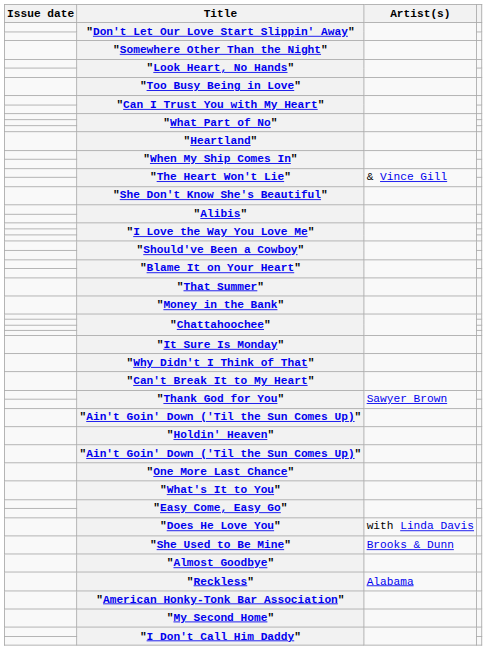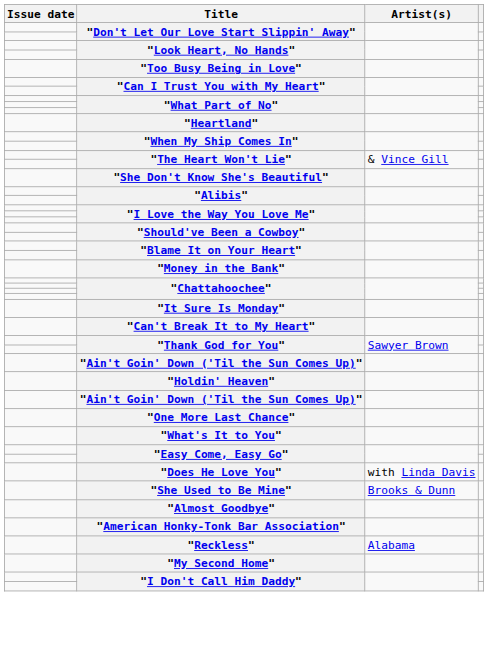- row: (220, 50)
- row: (220, 287)
- row: (220, 363)
rows swapped: (220, 581) <-> (220, 600)
